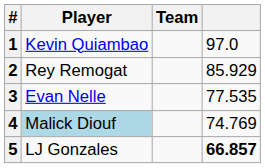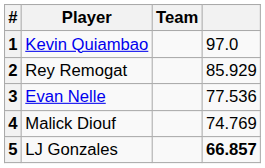(231, 96) 77.535 -> (231, 96) 77.536
(71, 123) lightblue background -> (71, 123) no background
